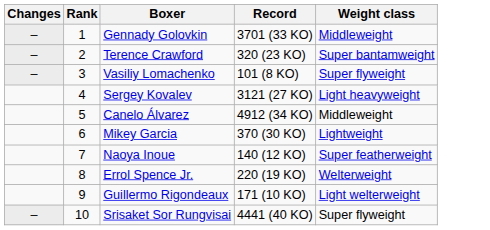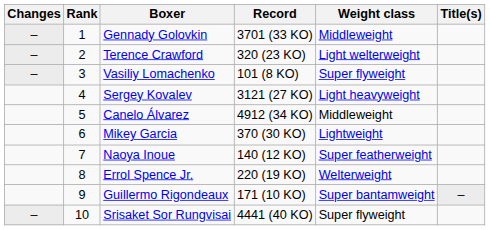+ column: (461, 14)
(377, 54) Super bantamweight -> (369, 54) Light welterweight
(369, 194) Light welterweight -> (377, 194) Super bantamweight
